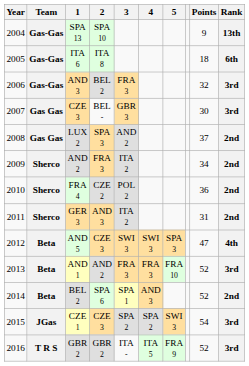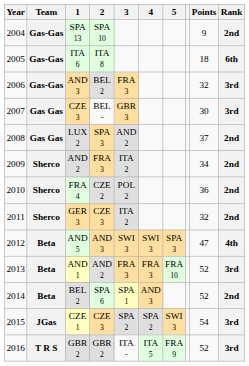(232, 33) 13th -> (232, 33) 2nd
(102, 216) AND 3 -> (102, 216) CZE 3
(204, 216) 31 -> (204, 216) 32
(102, 243) CZE 3 -> (102, 243) AND 3
